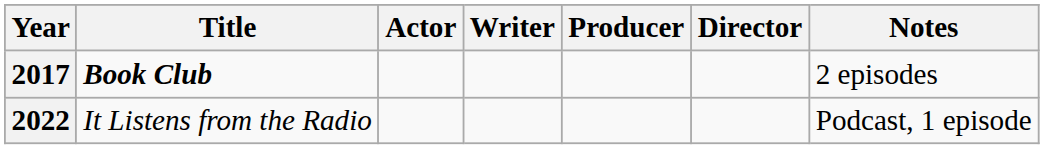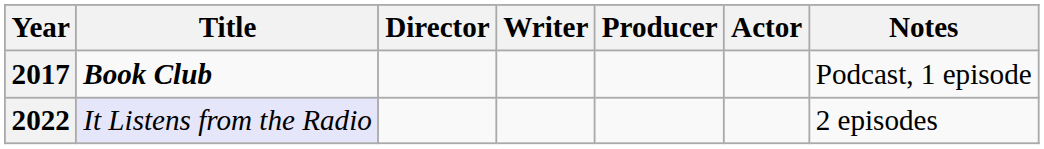columns swapped: (750, 27) <-> (421, 27)
(877, 73) 2 episodes -> (924, 73) Podcast, 1 episode
(228, 119) no background -> (228, 119) lavender background
(924, 119) Podcast, 1 episode -> (877, 119) 2 episodes
